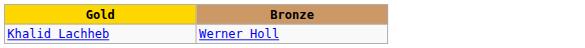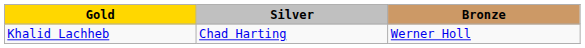+ column: (292, 14)
